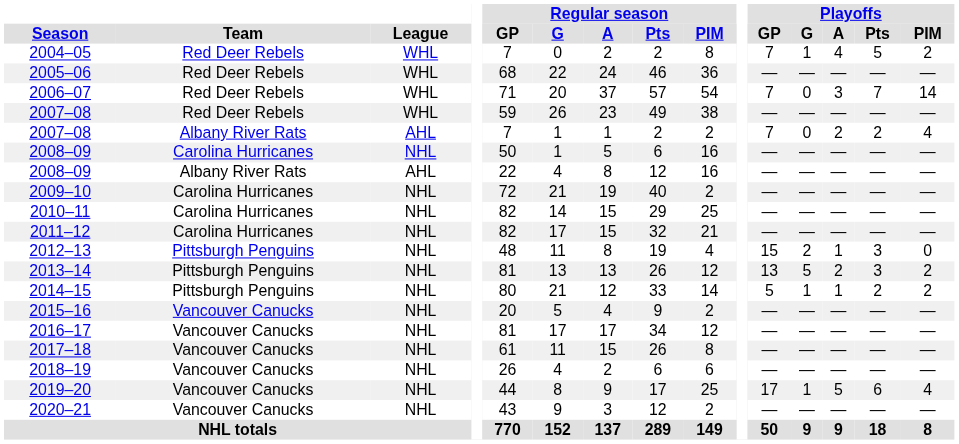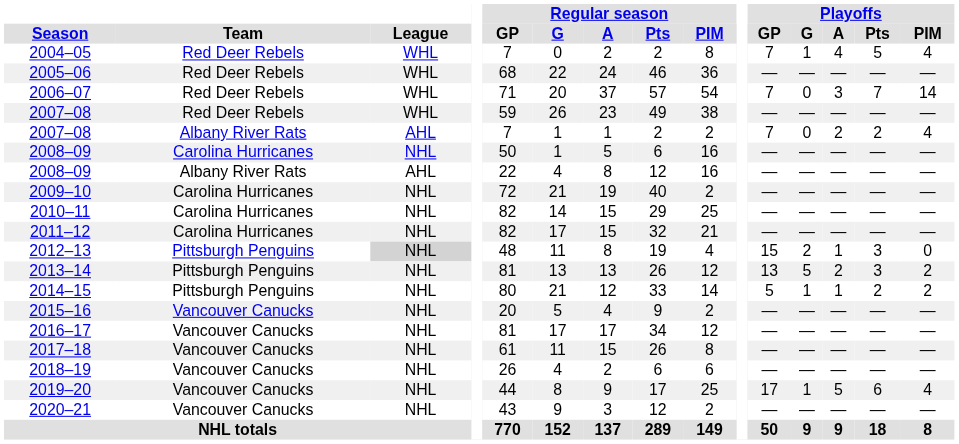(928, 53) 2 -> (928, 53) 4
(421, 251) no background -> (421, 251) lightgrey background
